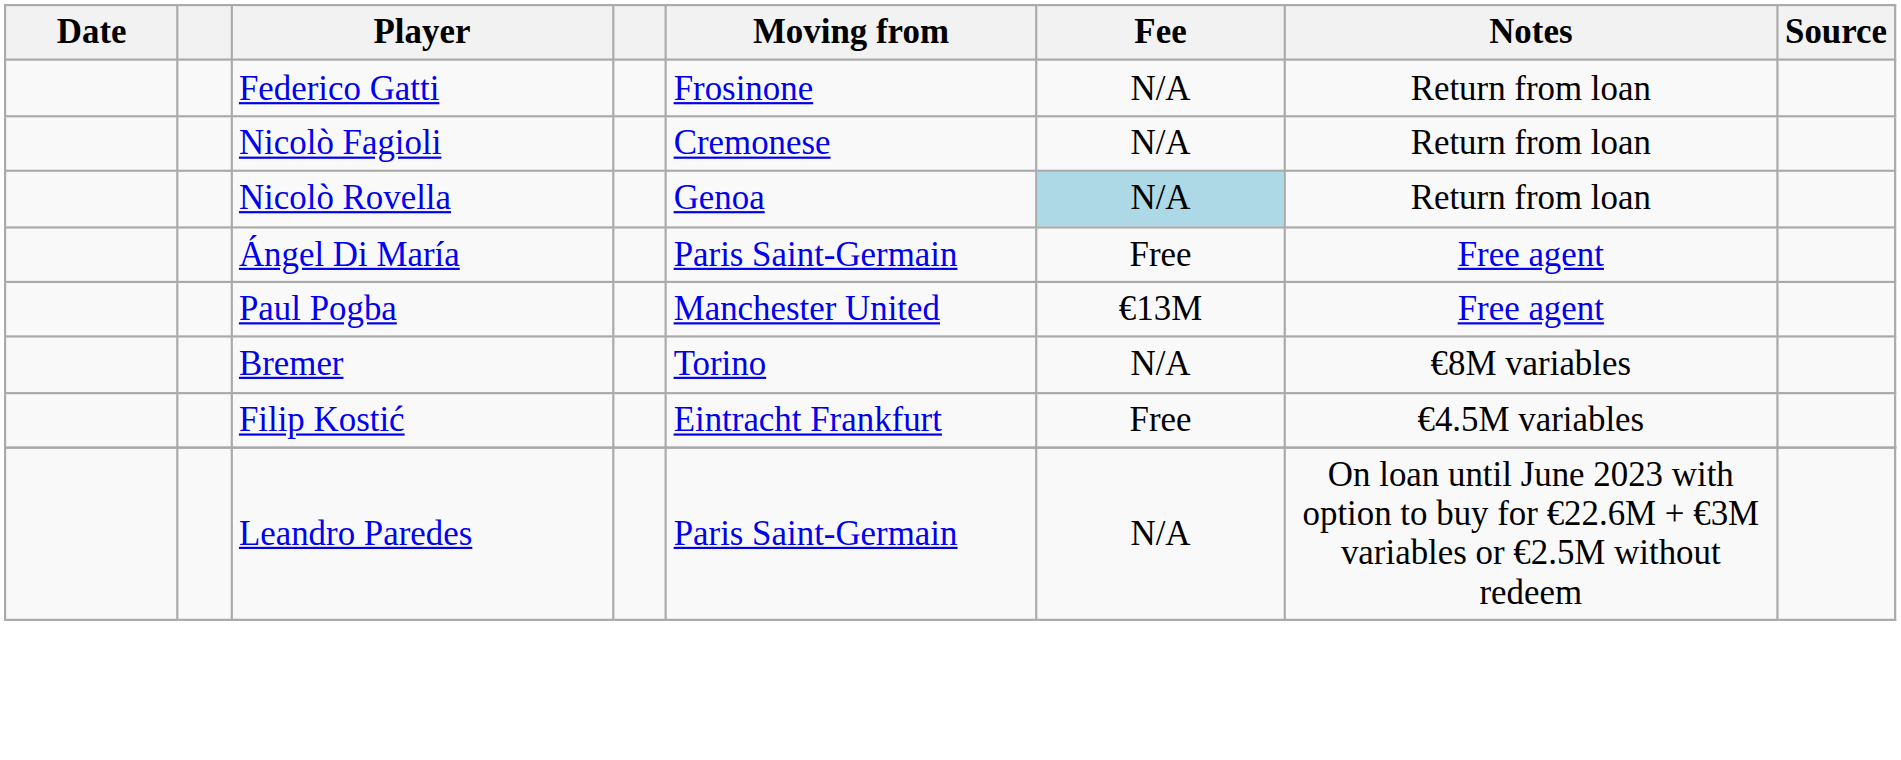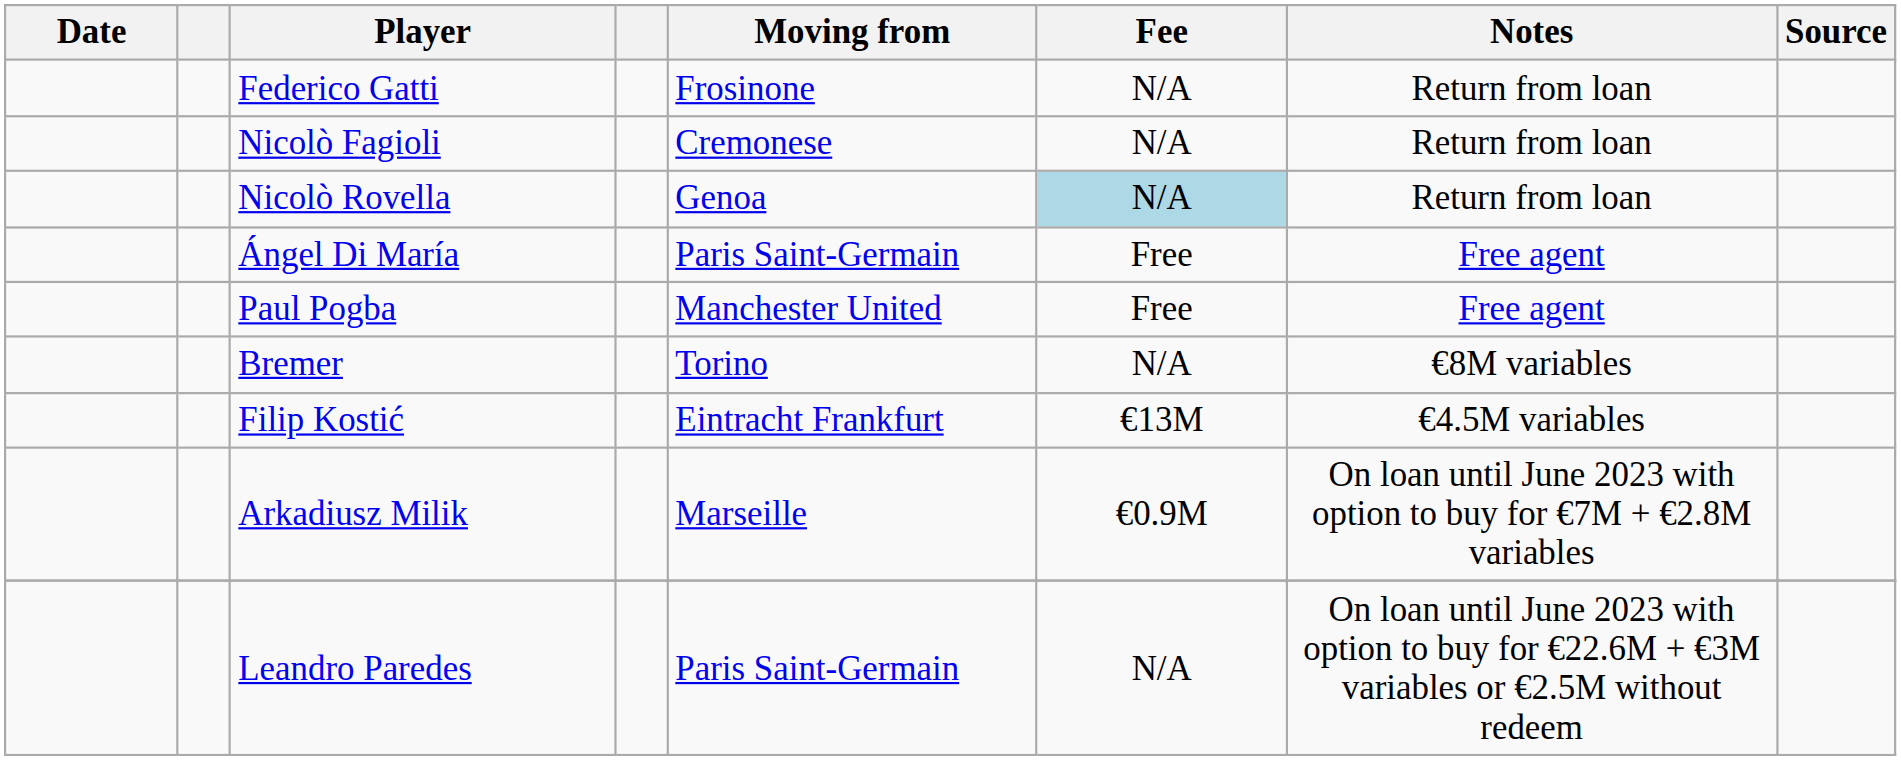(1161, 308) €13M -> (1162, 308) Free
(1161, 419) Free -> (1162, 419) €13M
+ row: (353, 513)
